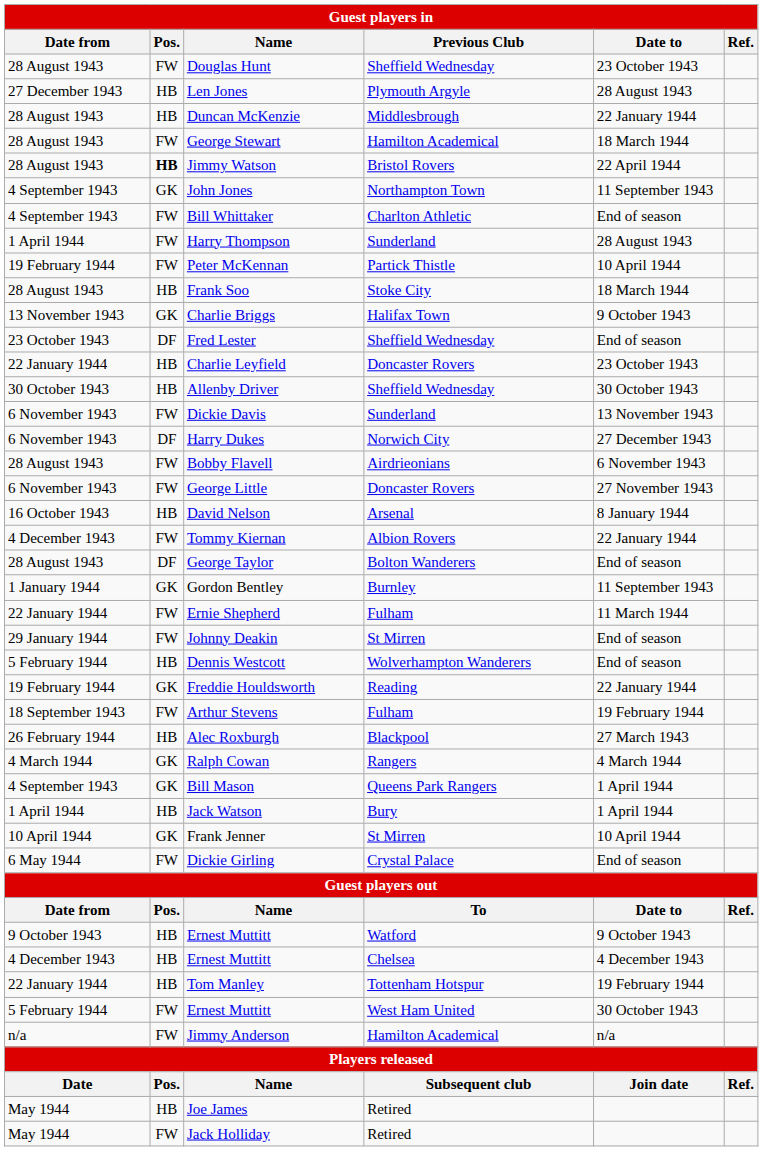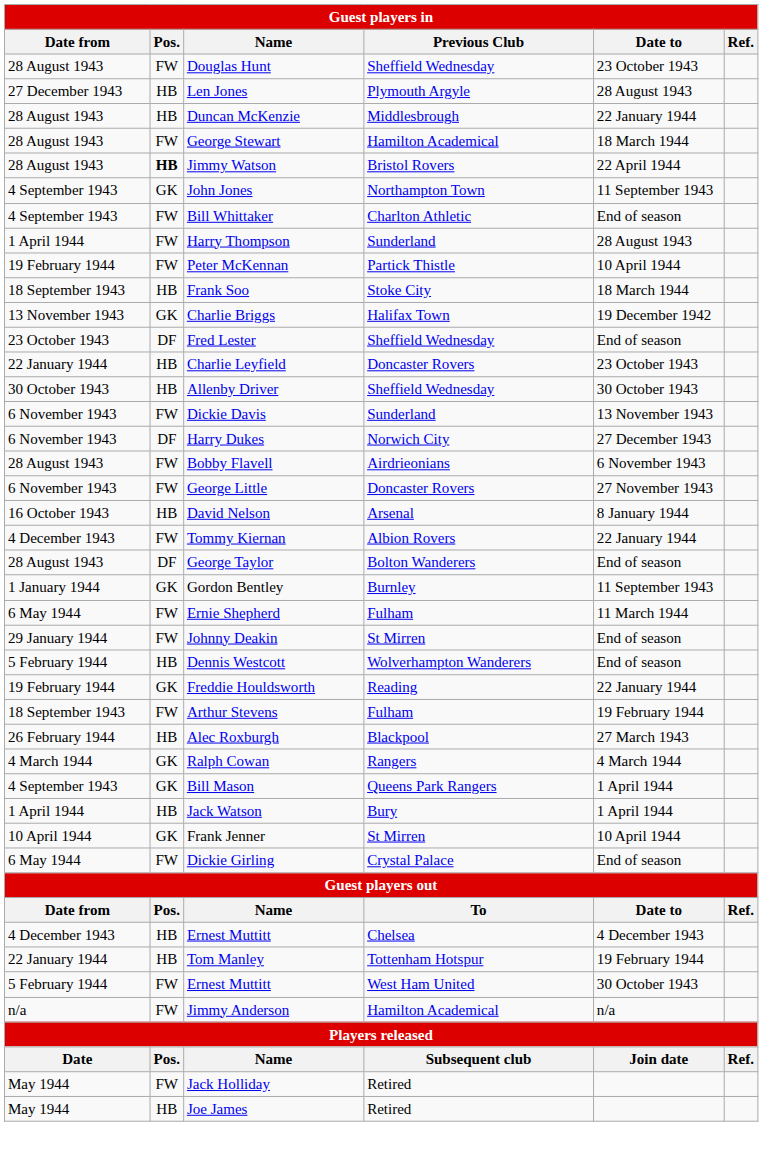(56, 290) 28 August 1943 -> (66, 290) 18 September 1943
(644, 314) 9 October 1943 -> (654, 314) 19 December 1942
(58, 612) 22 January 1944 -> (44, 612) 6 May 1944
- row: (229, 935)
rows swapped: (228, 1133) <-> (217, 1108)
